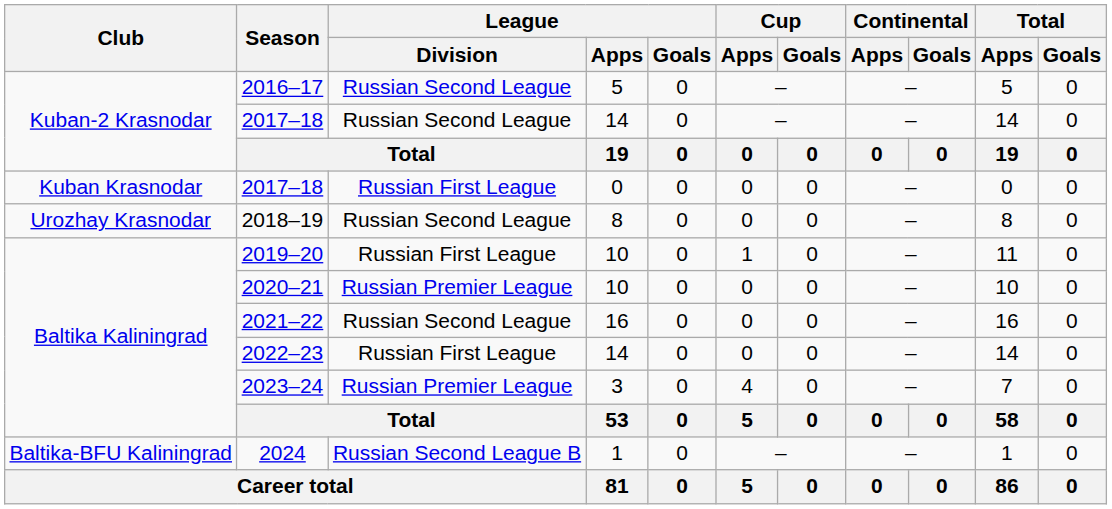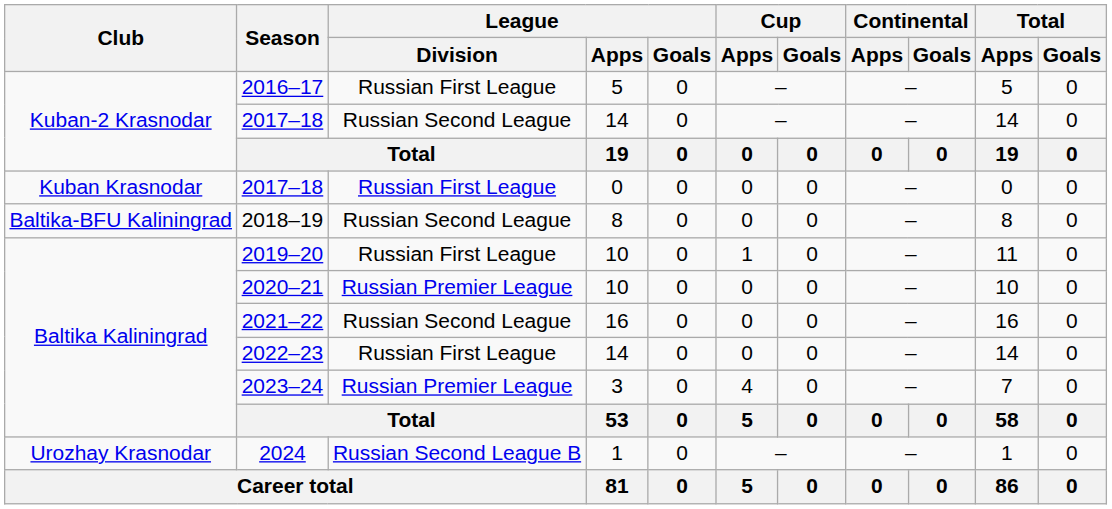(457, 87) Russian Second League -> (457, 87) Russian First League
(121, 220) Urozhay Krasnodar -> (121, 220) Baltika-BFU Kaliningrad
(121, 453) Baltika-BFU Kaliningrad -> (121, 453) Urozhay Krasnodar
